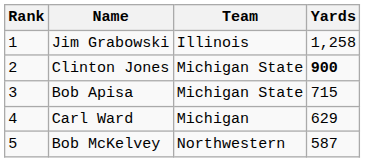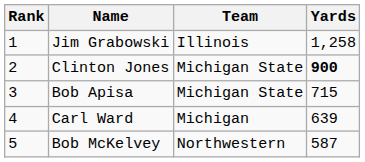(324, 118) 629 -> (324, 118) 639
